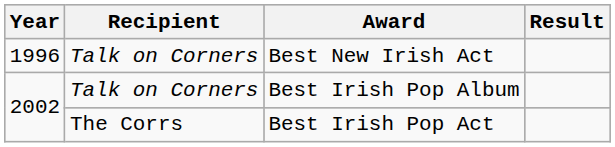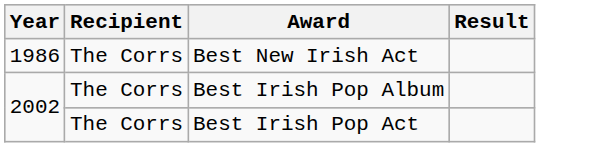(35, 56) 1996 -> (35, 56) 1986
(164, 56) Talk on Corners -> (127, 56) The Corrs
(164, 90) Talk on Corners -> (127, 90) The Corrs
